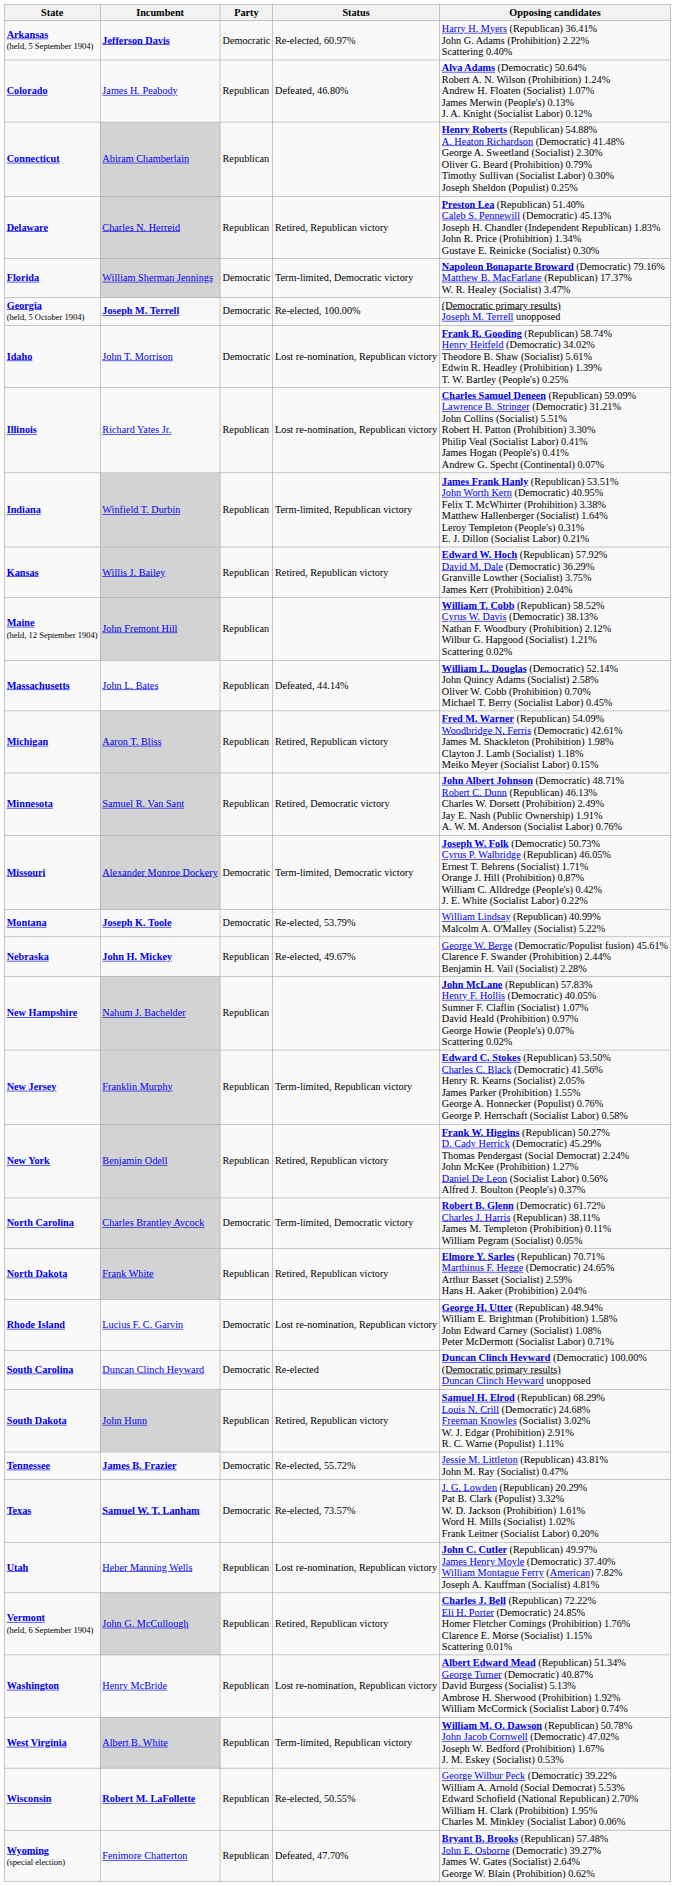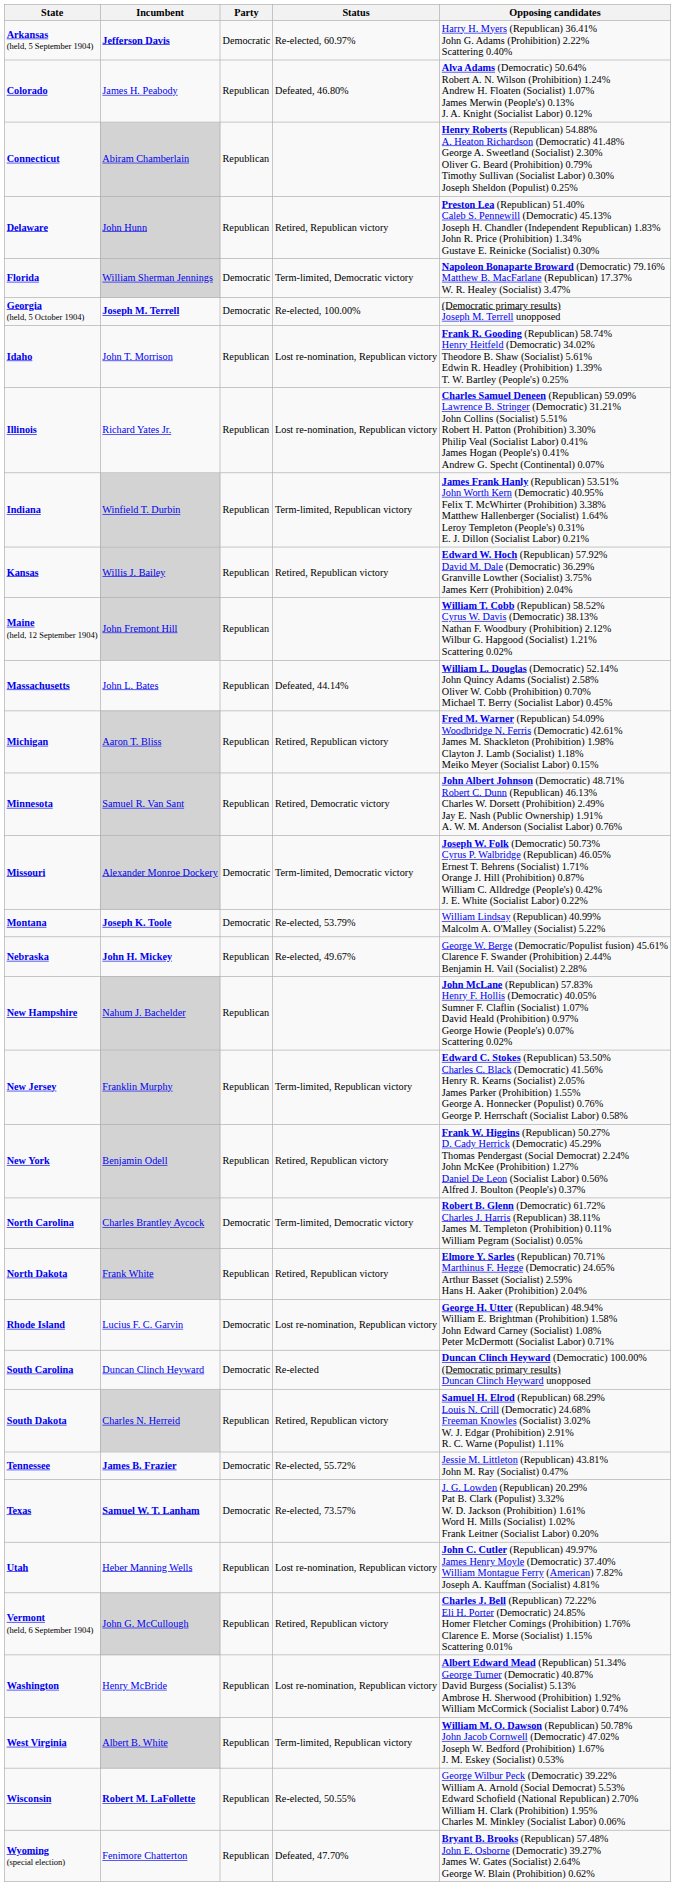(141, 227) Charles N. Herreid -> (125, 227) John Hunn
(246, 356) Democratic -> (246, 356) Republican
(125, 1420) John Hunn -> (141, 1420) Charles N. Herreid
